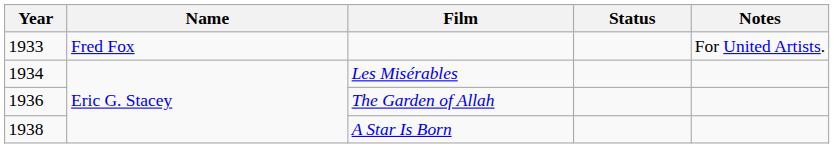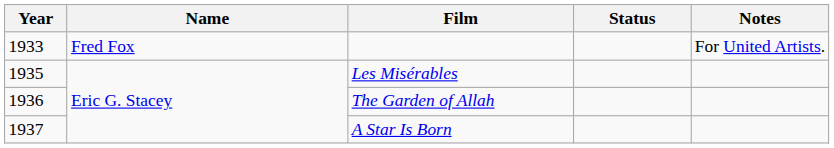(26, 73) 1934 -> (26, 73) 1935
(26, 128) 1938 -> (26, 128) 1937
